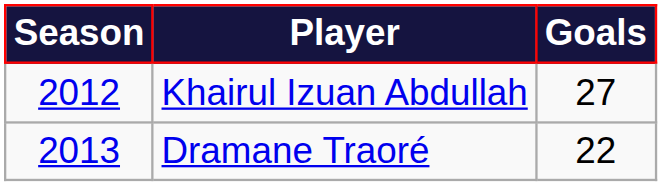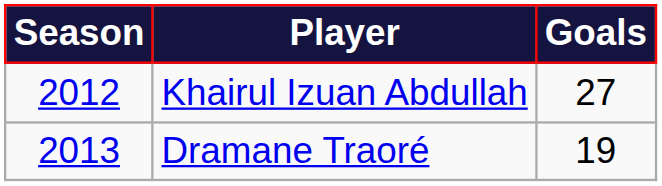(596, 150) 22 -> (596, 150) 19
